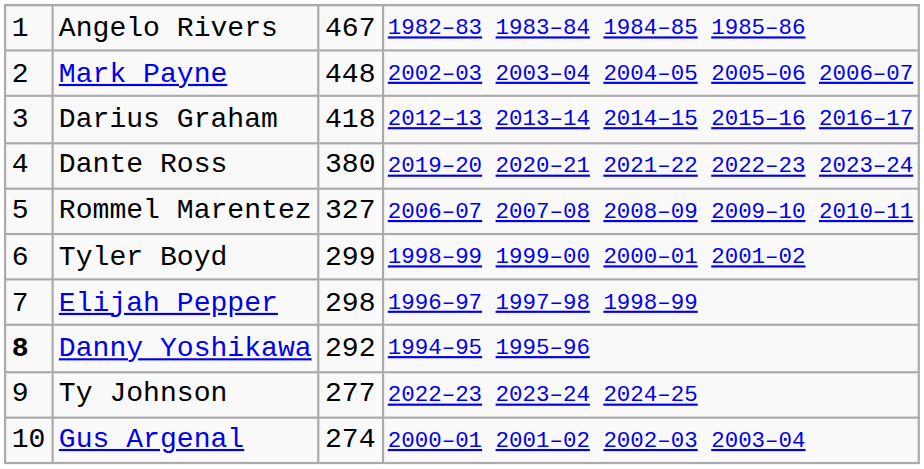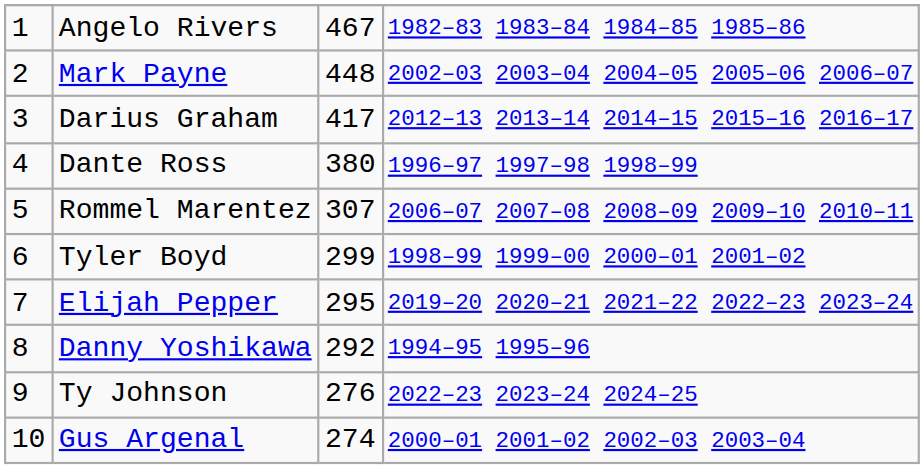(350, 119) 418 -> (350, 119) 417
(651, 165) 2019–20 2020–21 2021–22 2022–23 2023–24 -> (543, 165) 1996–97 1997–98 1998–99
(350, 211) 327 -> (350, 211) 307
(350, 303) 298 -> (350, 303) 295
(543, 303) 1996–97 1997–98 1998–99 -> (651, 303) 2019–20 2020–21 2021–22 2022–23 2023–24
(20, 348) bold -> (20, 348) normal
(350, 394) 277 -> (350, 394) 276
